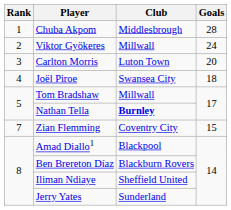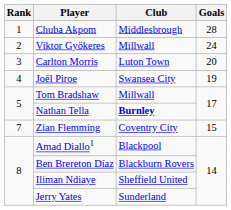(211, 78) 18 -> (211, 78) 19
